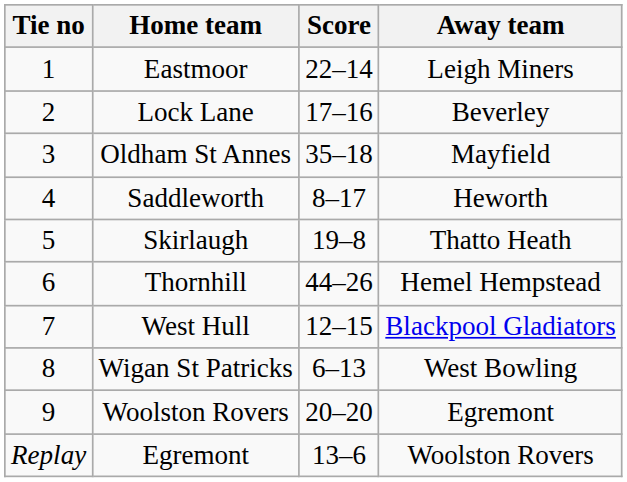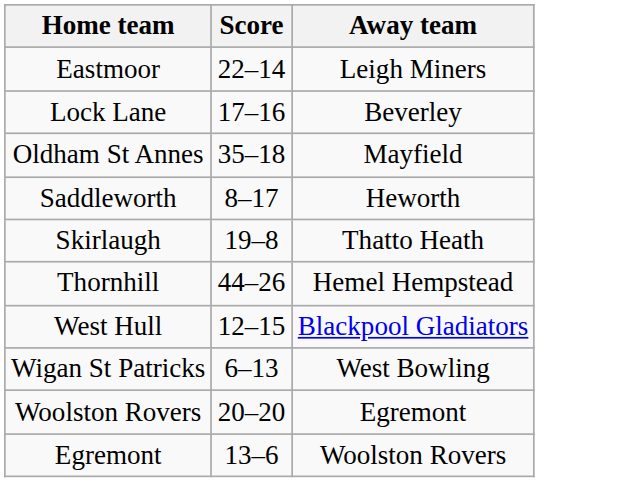- column: (49, 25)
